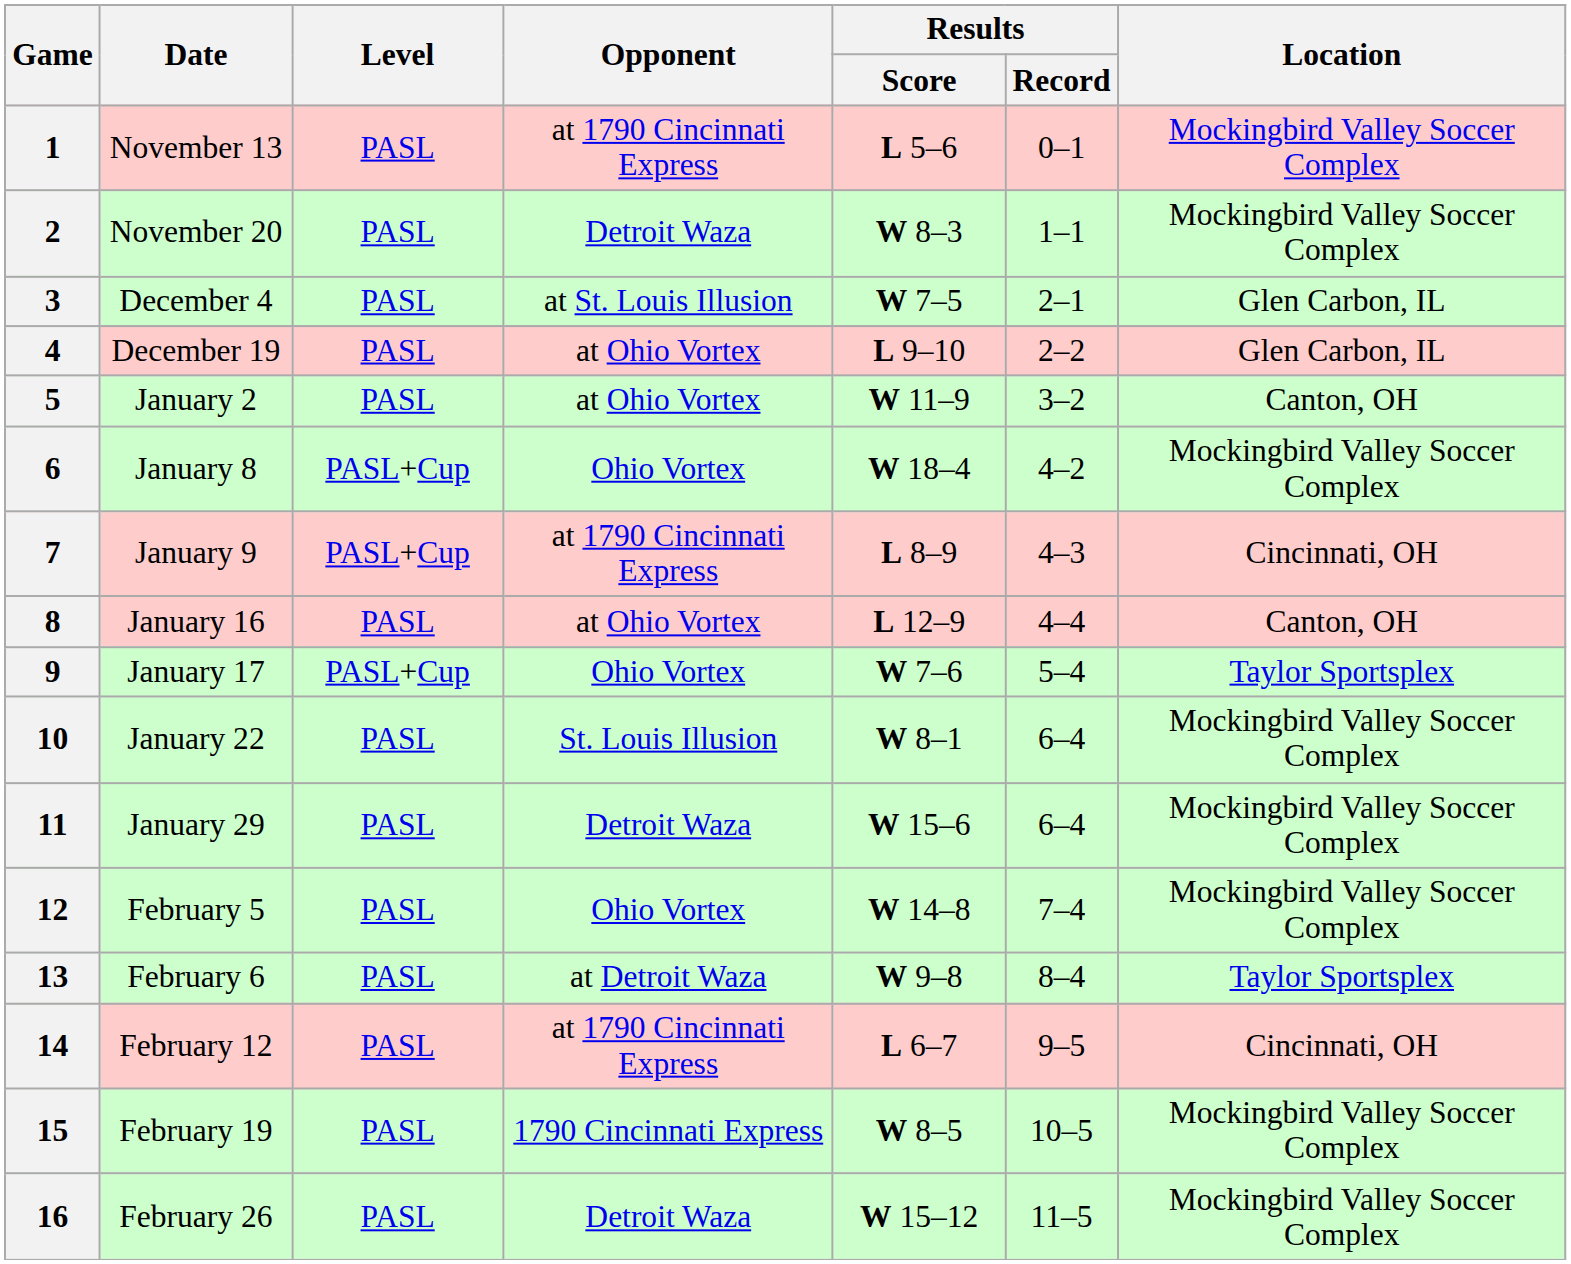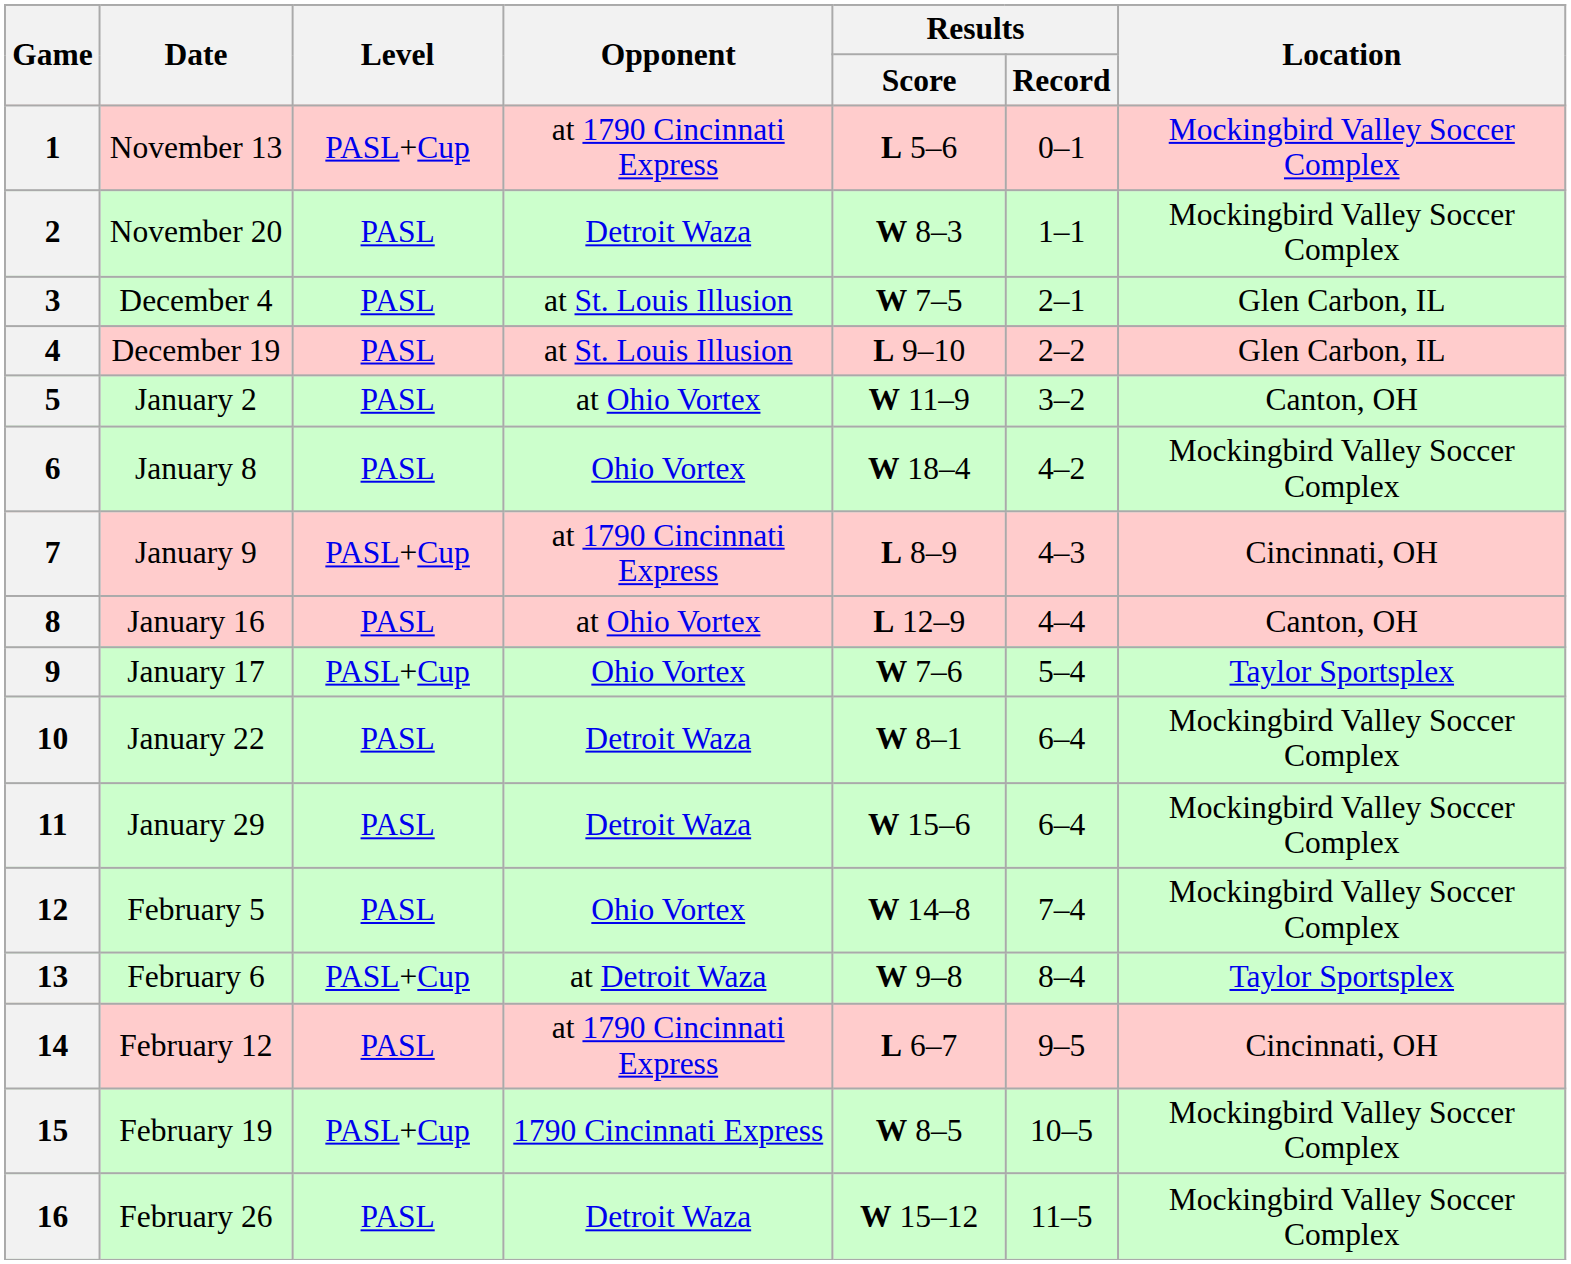(398, 147) PASL -> (398, 147) PASL+Cup
(668, 350) at Ohio Vortex -> (668, 350) at St. Louis Illusion
(398, 468) PASL+Cup -> (398, 468) PASL
(668, 738) St. Louis Illusion -> (668, 738) Detroit Waza
(398, 977) PASL -> (398, 977) PASL+Cup
(398, 1130) PASL -> (398, 1130) PASL+Cup
